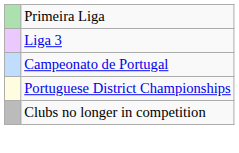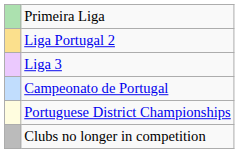+ row: (70, 40)
